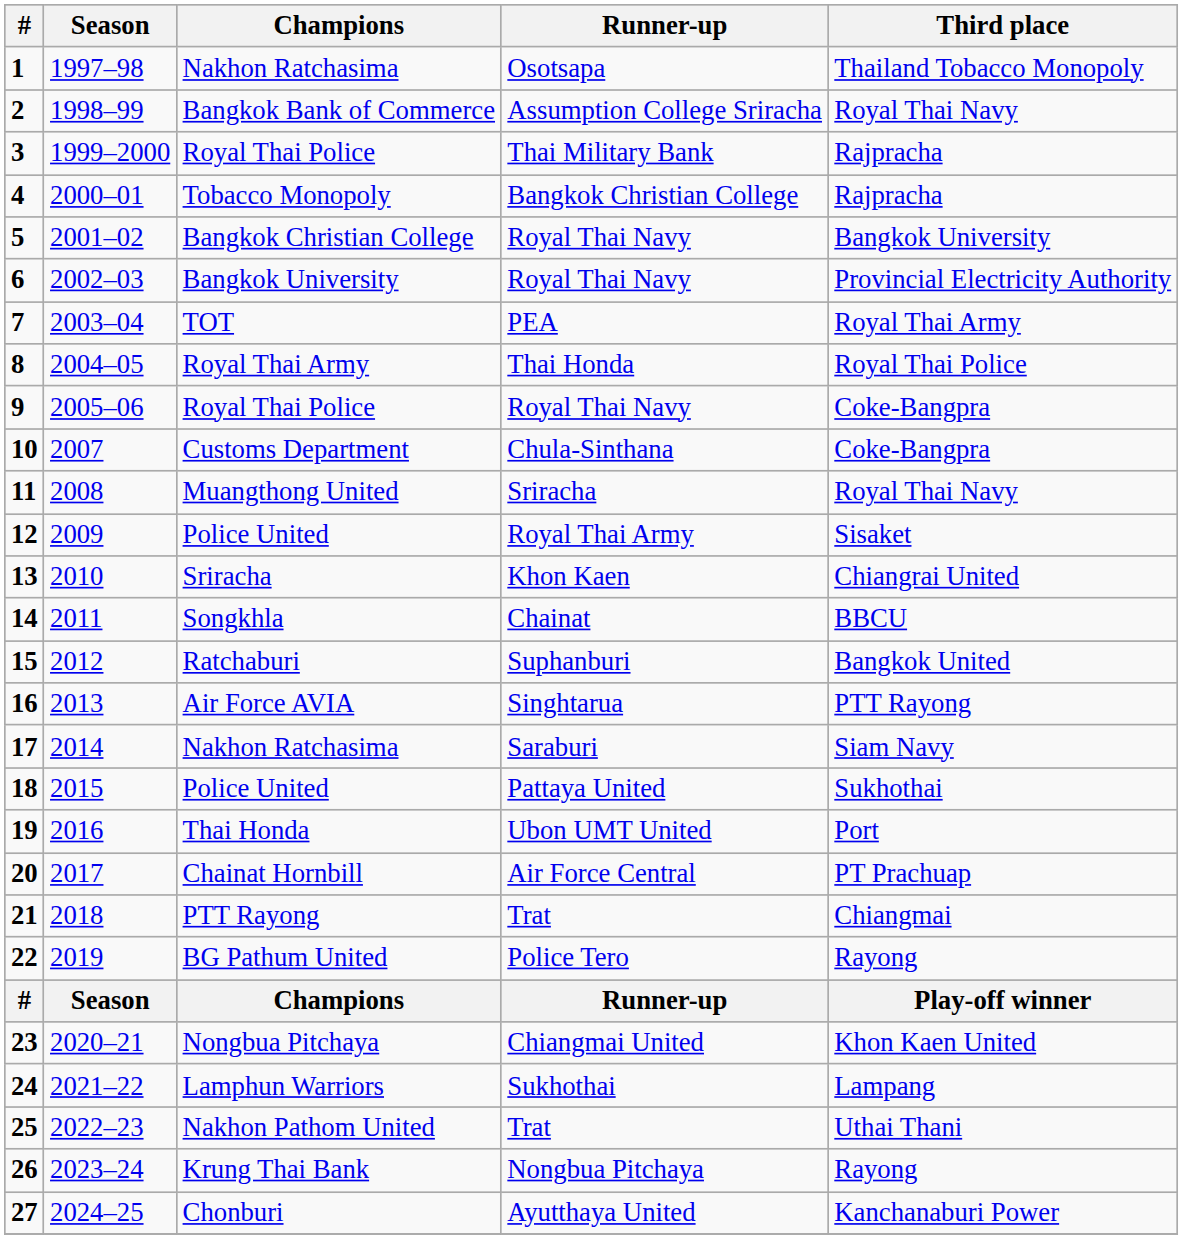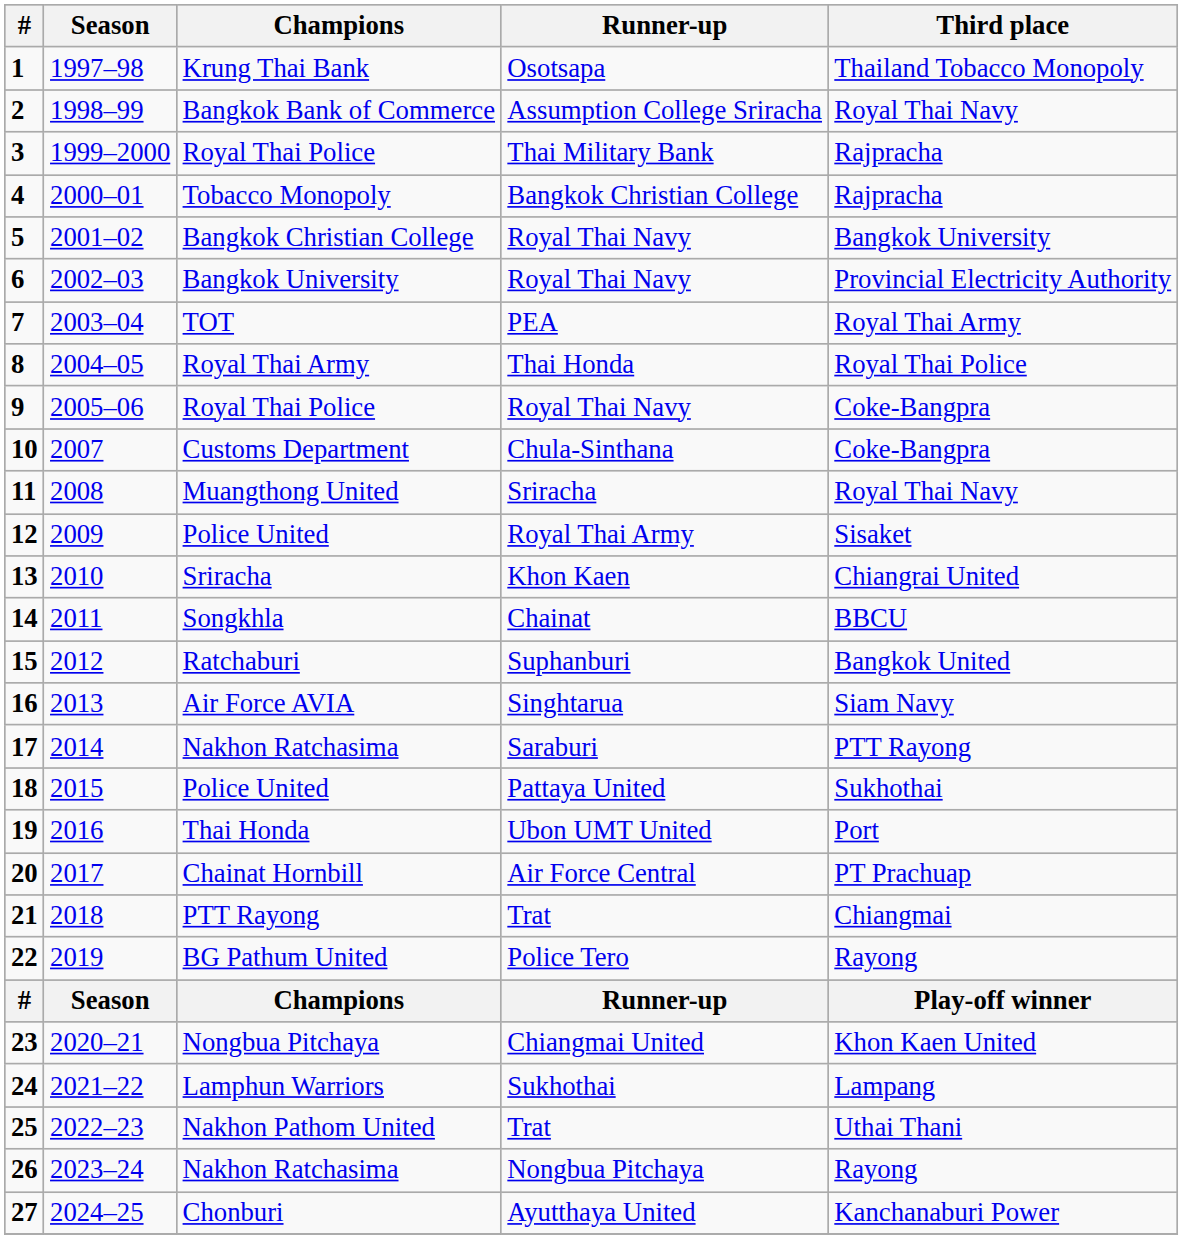(291, 68) Nakhon Ratchasima -> (276, 68) Krung Thai Bank
(903, 703) PTT Rayong -> (894, 703) Siam Navy
(894, 746) Siam Navy -> (903, 746) PTT Rayong
(276, 1169) Krung Thai Bank -> (291, 1169) Nakhon Ratchasima
